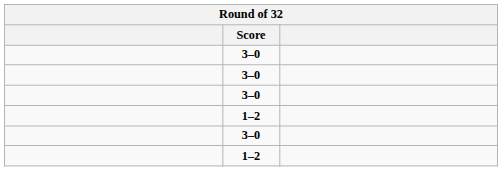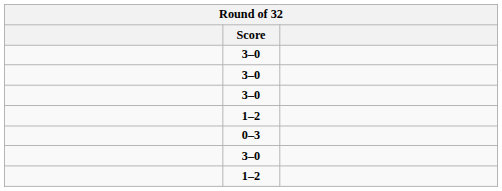+ row: (114, 136)
